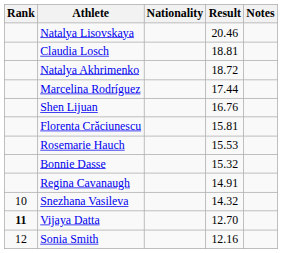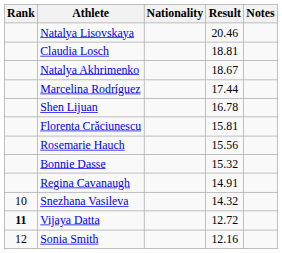(225, 70) 18.72 -> (225, 70) 18.67
(225, 107) 16.76 -> (225, 107) 16.78
(225, 145) 15.53 -> (225, 145) 15.56
(225, 220) 12.70 -> (225, 220) 12.72
